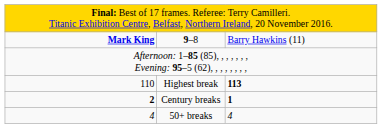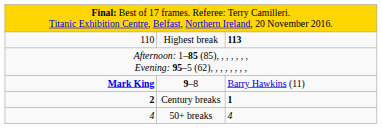rows swapped: (191, 40) <-> (191, 83)
